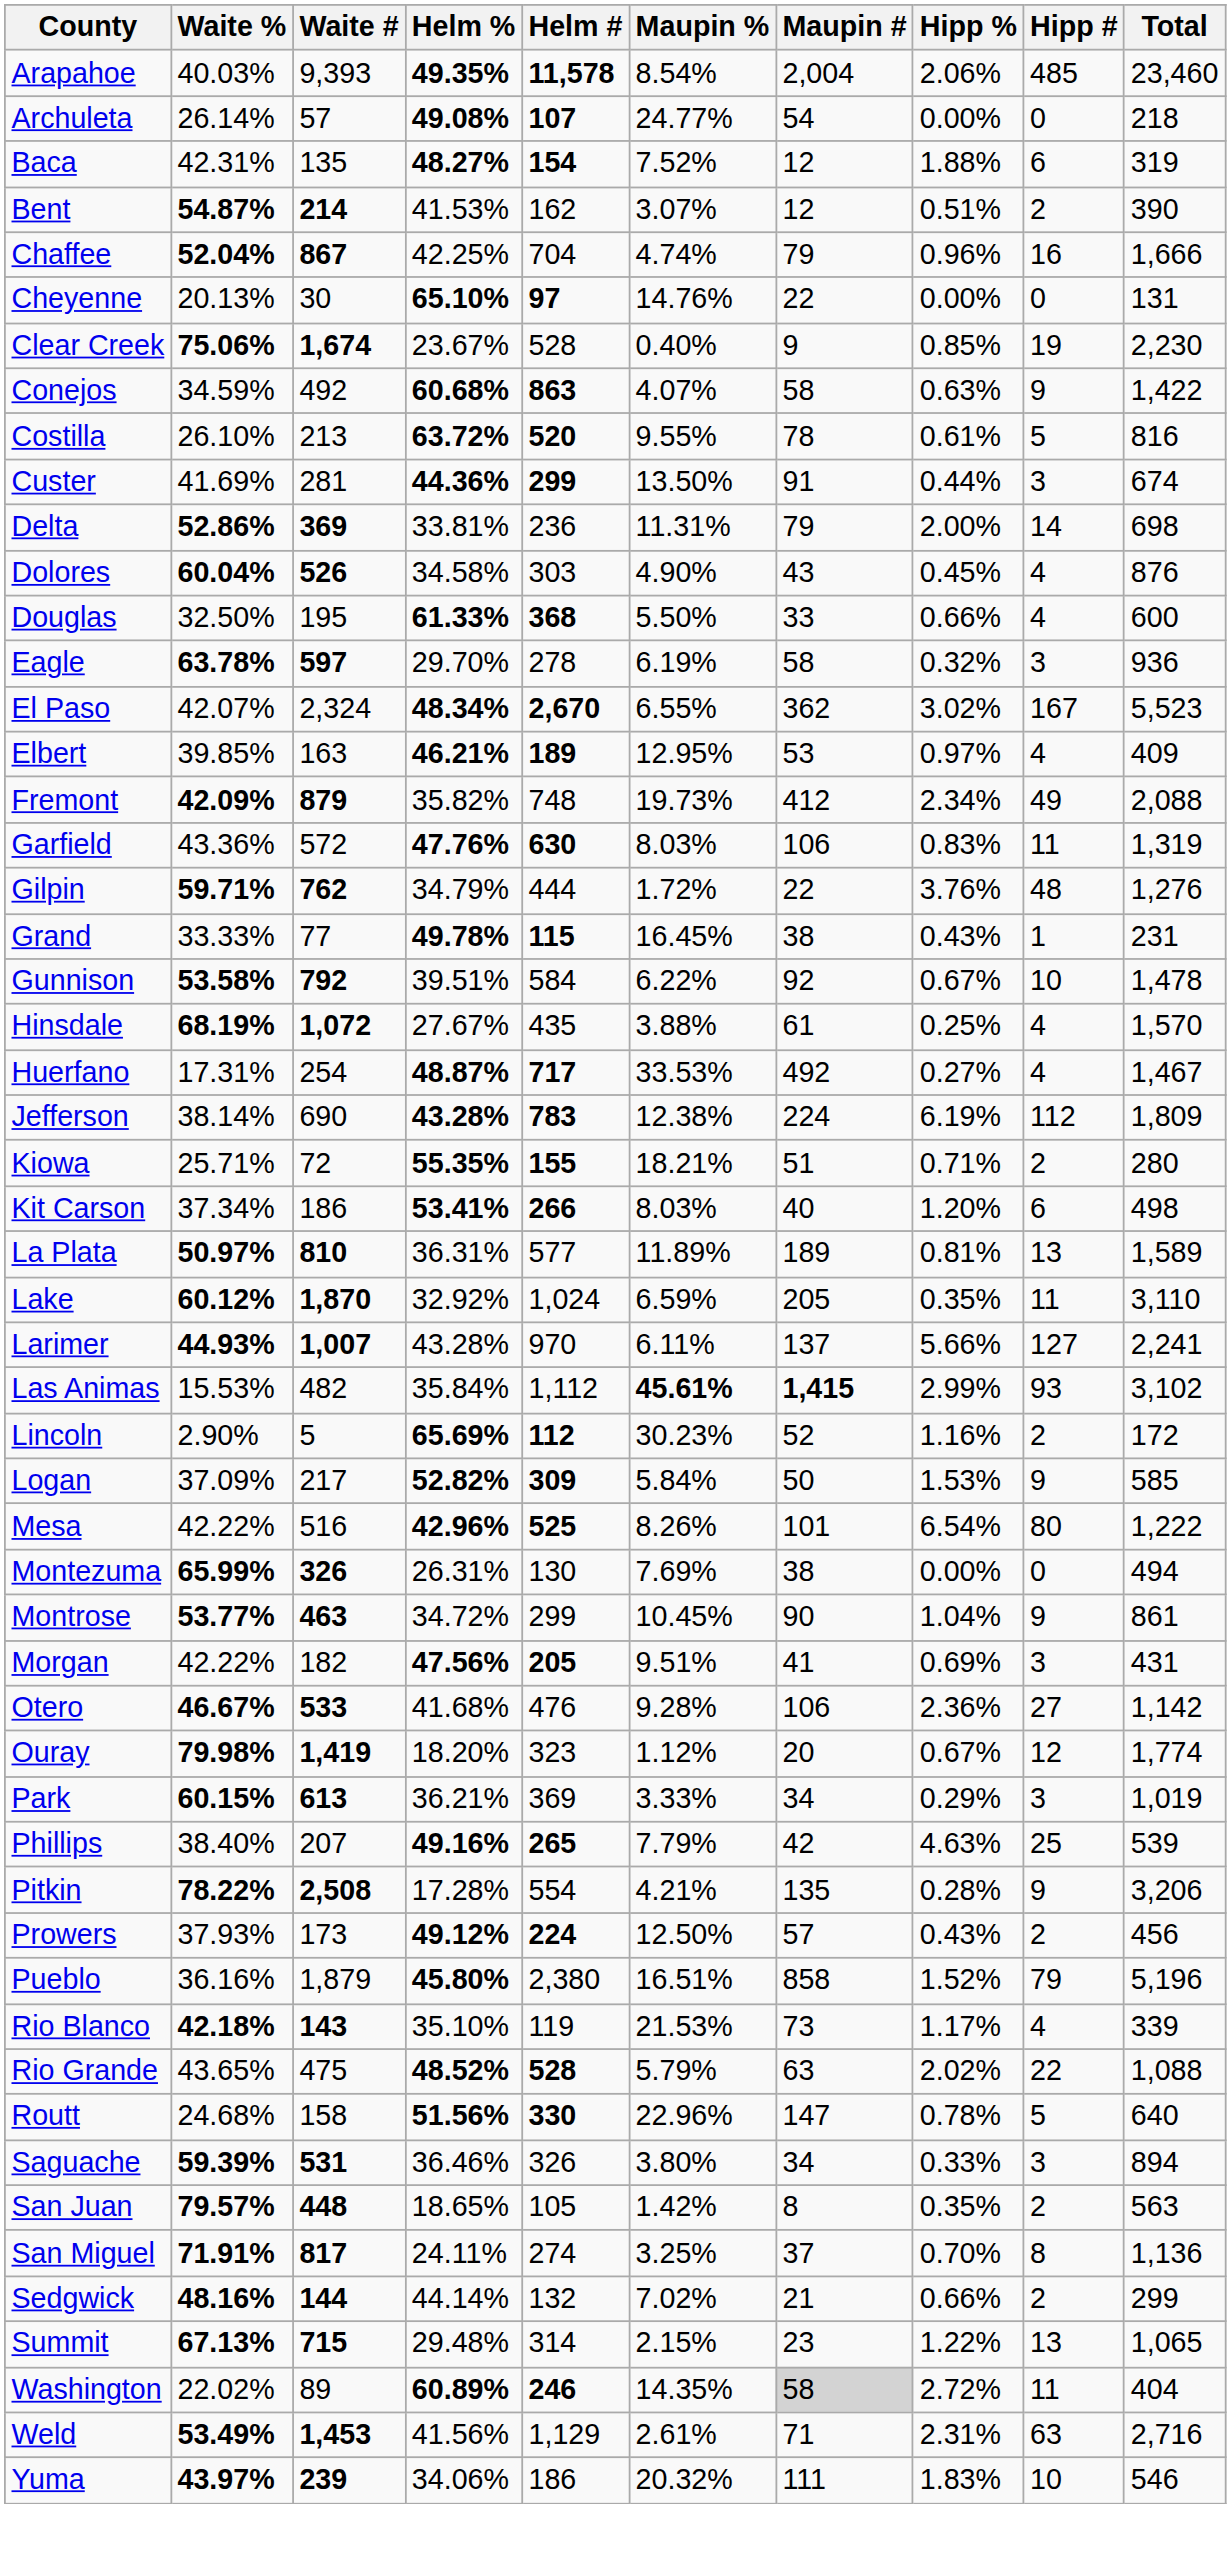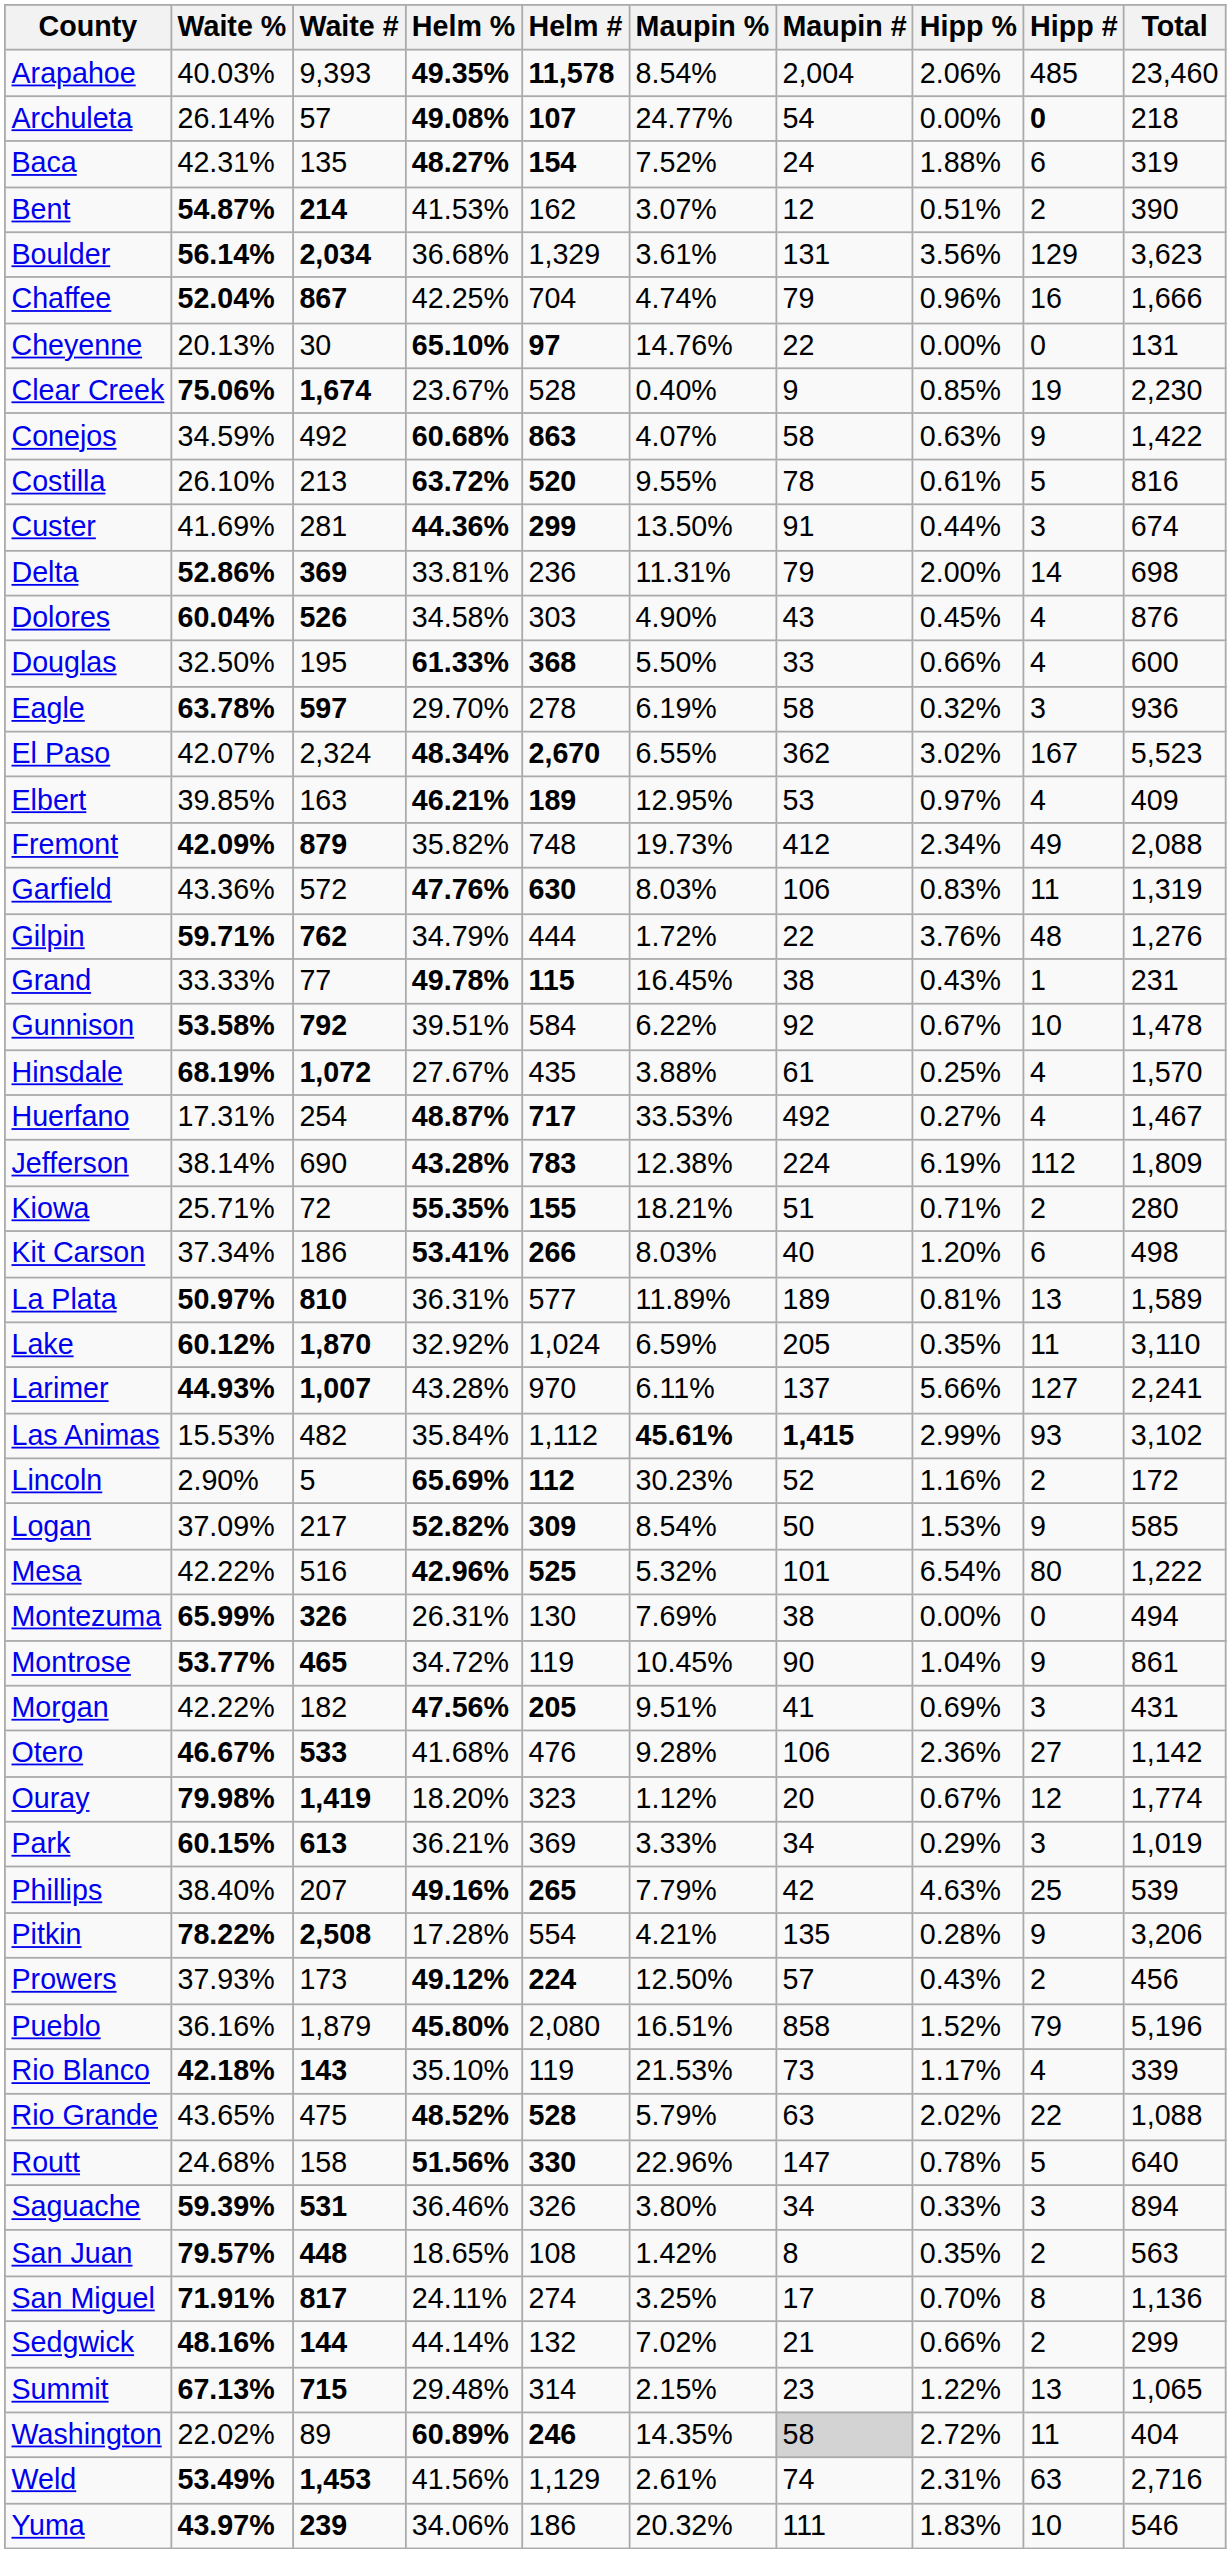(1038, 118) normal -> (1038, 118) bold
(798, 163) 12 -> (798, 163) 24
+ row: (61, 254)
(676, 1480) 5.84% -> (676, 1526) 8.54%
(676, 1526) 8.26% -> (676, 1571) 5.32%
(323, 1616) 463 -> (323, 1662) 465
(552, 1616) 299 -> (551, 1662) 119
(564, 1980) 2,380 -> (564, 2025) 2,080
(552, 2207) 105 -> (552, 2252) 108
(798, 2252) 37 -> (798, 2298) 17
(798, 2434) 71 -> (798, 2479) 74
